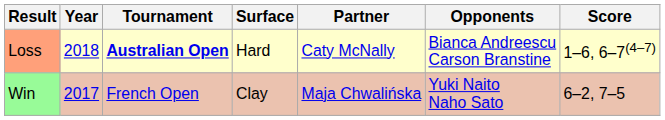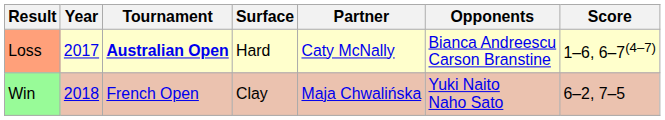(81, 51) 2018 -> (81, 51) 2017
(81, 94) 2017 -> (81, 94) 2018
